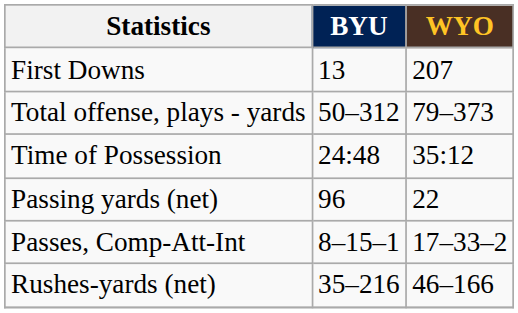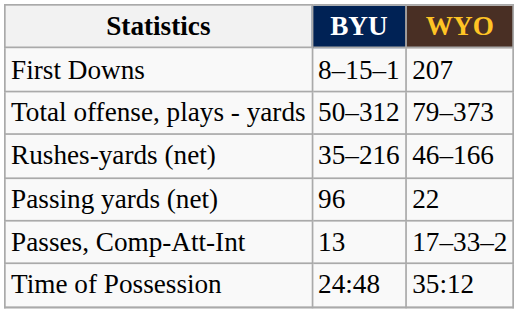(332, 69) 13 -> (359, 69) 8–15–1
rows swapped: (113, 284) <-> (116, 155)
(359, 241) 8–15–1 -> (332, 241) 13
